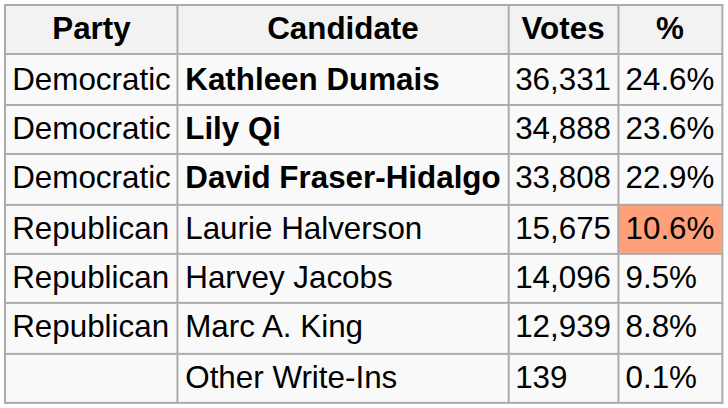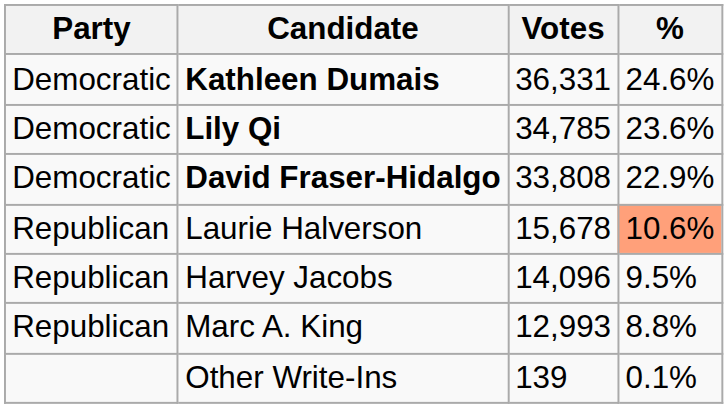(563, 128) 34,888 -> (563, 128) 34,785
(563, 228) 15,675 -> (563, 228) 15,678
(563, 327) 12,939 -> (563, 327) 12,993
